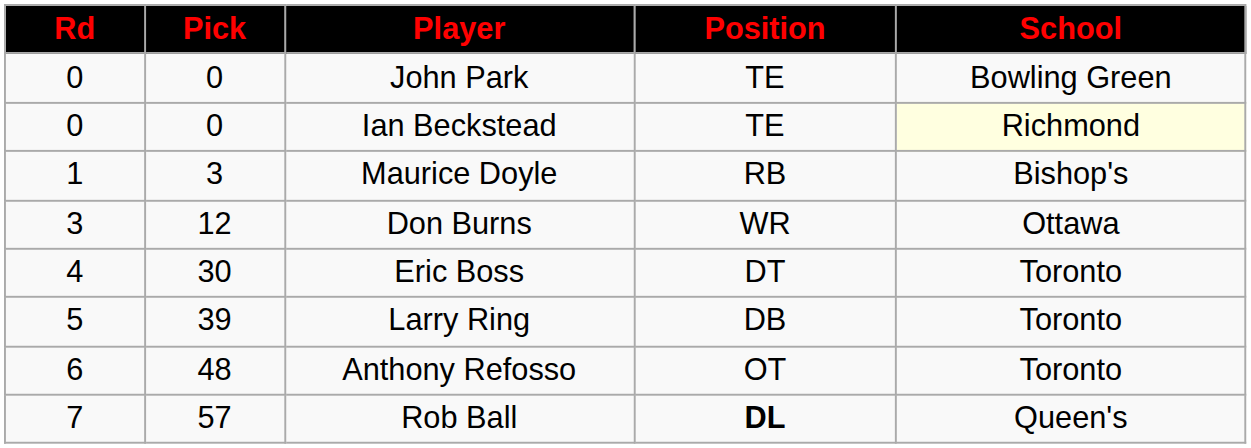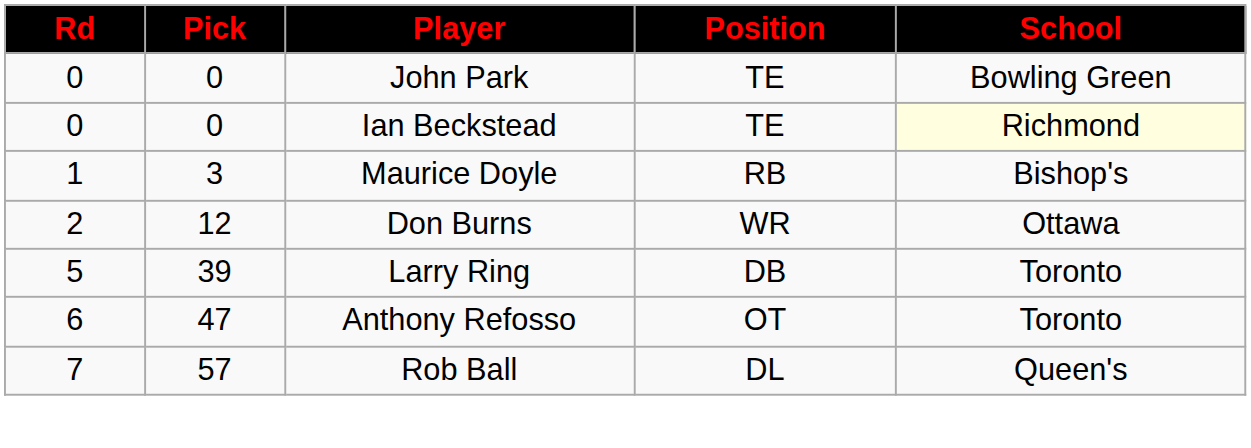(75, 223) 3 -> (75, 223) 2
- row: (459, 272)
(215, 369) 48 -> (215, 321) 47
(765, 418) bold -> (765, 369) normal
